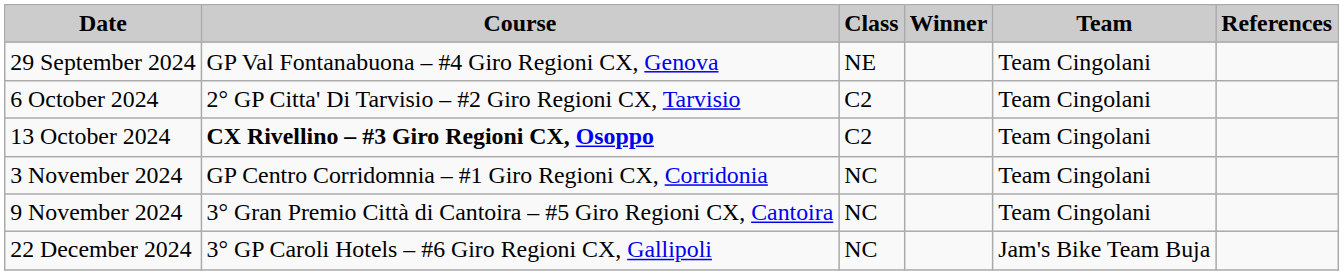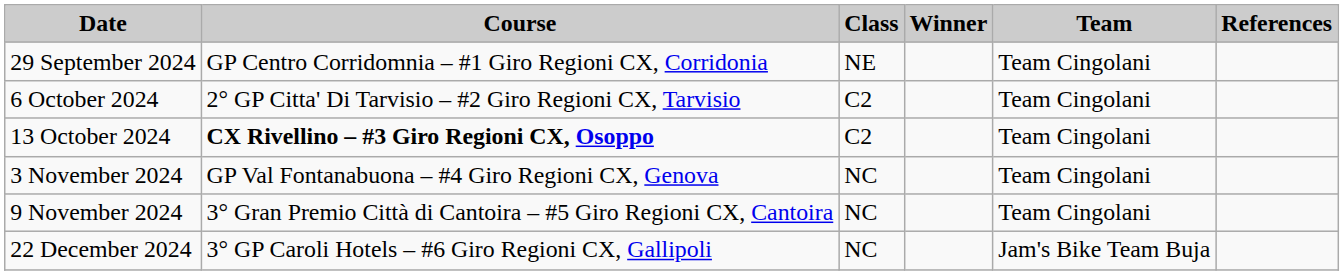(463, 61) GP Val Fontanabuona – #4 Giro Regioni CX, Genova -> (487, 61) GP Centro Corridomnia – #1 Giro Regioni CX, Corridonia
(487, 174) GP Centro Corridomnia – #1 Giro Regioni CX, Corridonia -> (463, 174) GP Val Fontanabuona – #4 Giro Regioni CX, Genova
